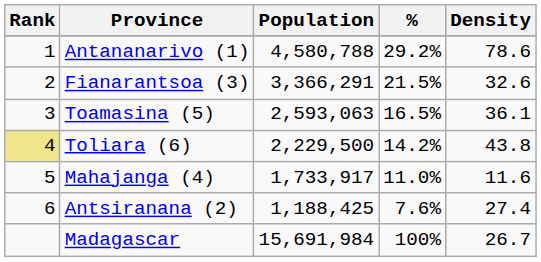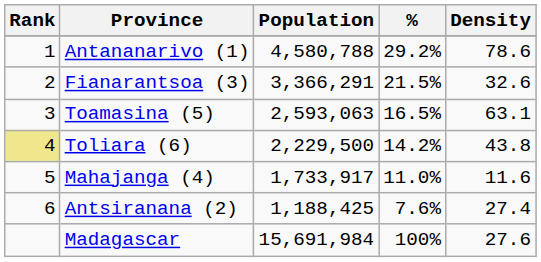(508, 114) 36.1 -> (508, 114) 63.1
(508, 240) 26.7 -> (508, 240) 27.6
